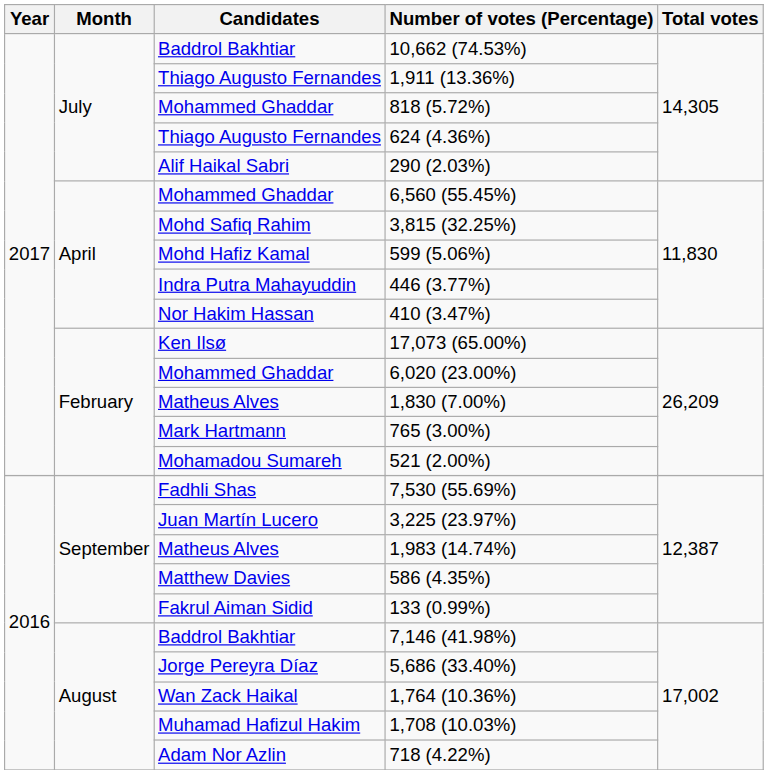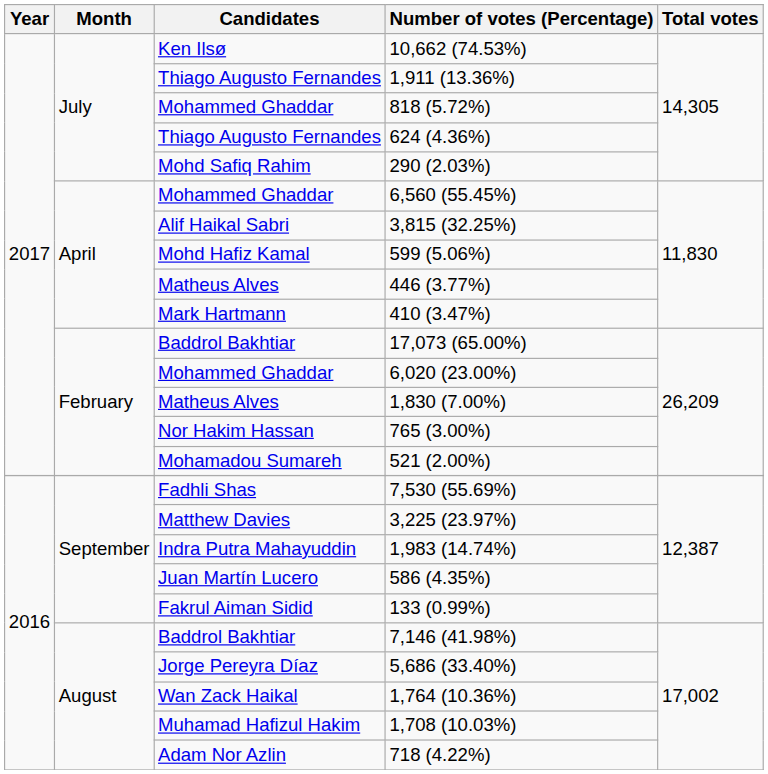(227, 48) Baddrol Bakhtiar -> (192, 48) Ken Ilsø
(224, 166) Alif Haikal Sabri -> (234, 166) Mohd Safiq Rahim
(234, 225) Mohd Safiq Rahim -> (224, 225) Alif Haikal Sabri
(257, 284) Indra Putra Mahayuddin -> (218, 284) Matheus Alves
(236, 313) Nor Hakim Hassan -> (222, 313) Mark Hartmann
(192, 343) Ken Ilsø -> (227, 343) Baddrol Bakhtiar
(222, 431) Mark Hartmann -> (236, 431) Nor Hakim Hassan
(238, 519) Juan Martín Lucero -> (224, 519) Matthew Davies
(218, 549) Matheus Alves -> (257, 549) Indra Putra Mahayuddin
(224, 578) Matthew Davies -> (238, 578) Juan Martín Lucero
